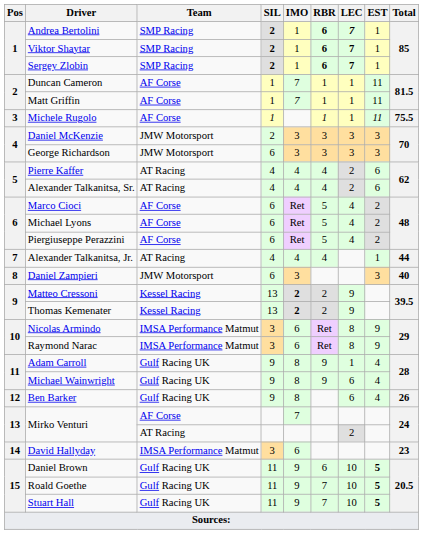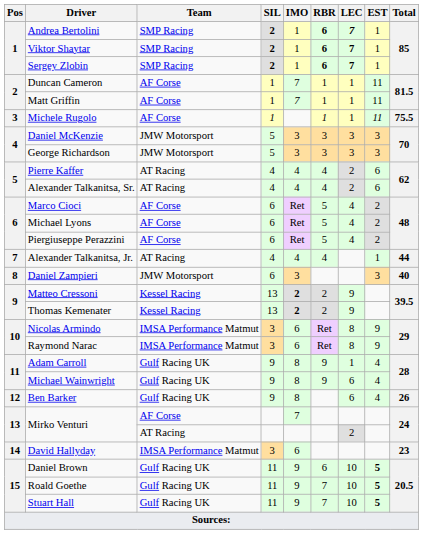(272, 135) 2 -> (272, 135) 5
(272, 152) 6 -> (272, 152) 5
